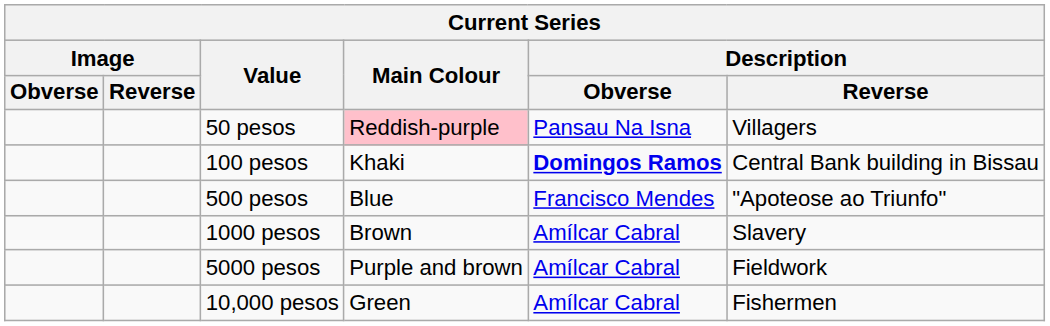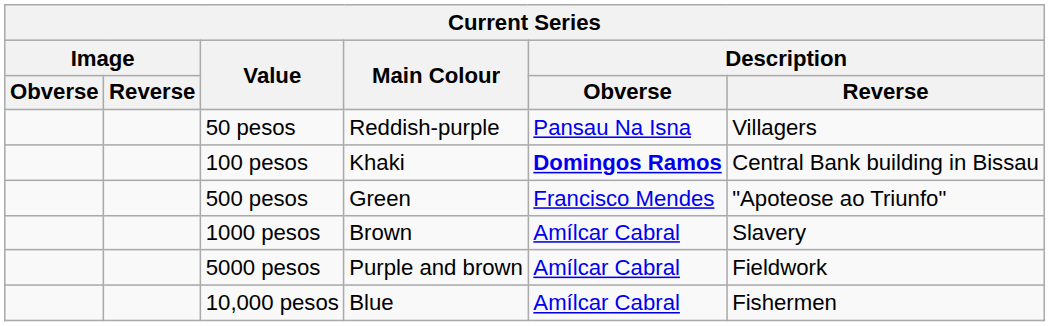(424, 128) pink background -> (424, 128) no background
(371, 198) Blue -> (380, 198) Green
(380, 303) Green -> (371, 303) Blue
